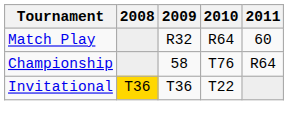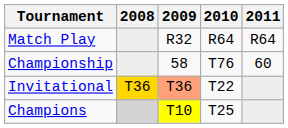(263, 40) 60 -> (263, 40) R64
(263, 64) R64 -> (263, 64) 60
(179, 88) no background -> (179, 88) lightsalmon background
+ row: (47, 111)
